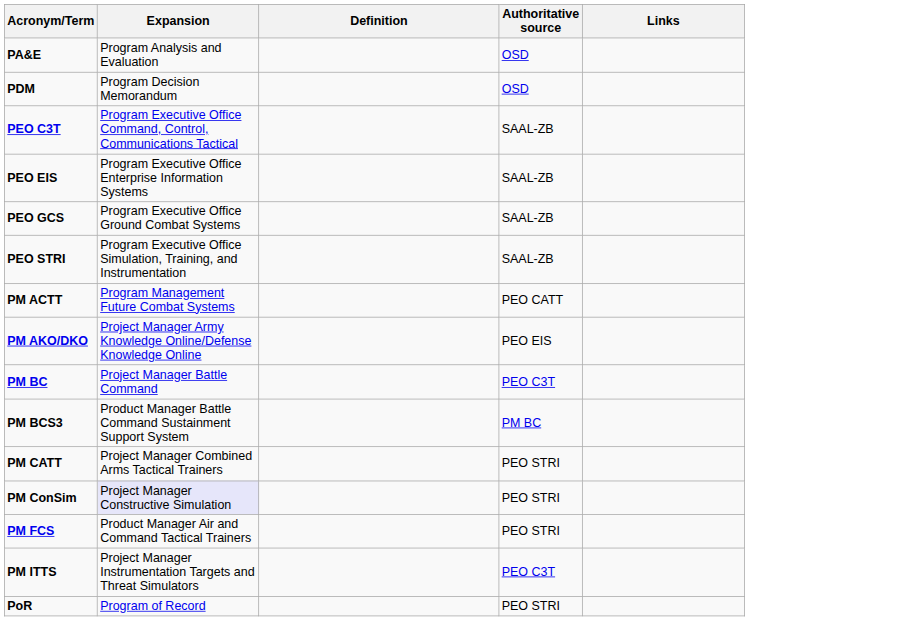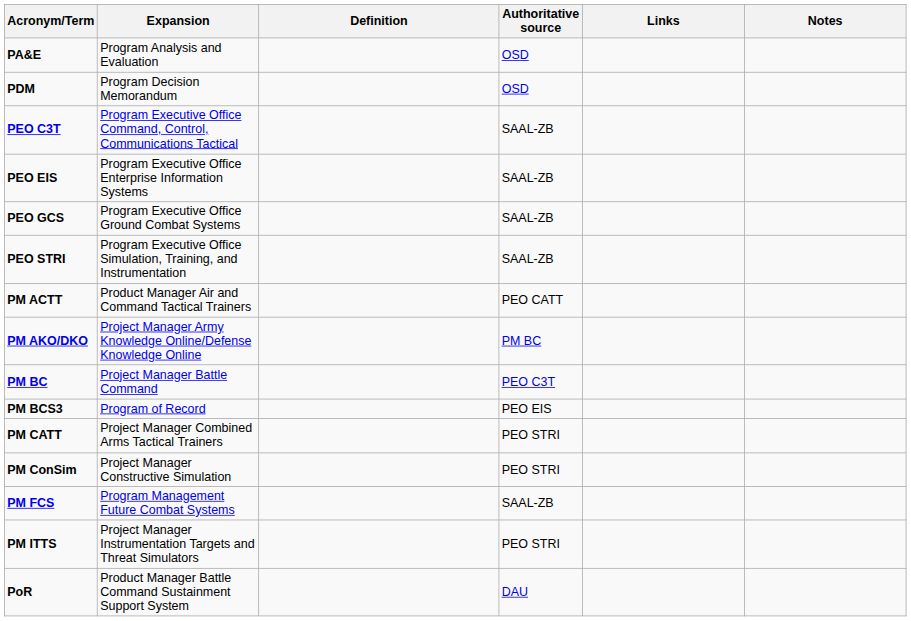+ column: (825, 21)
(167, 300) Program Management Future Combat Systems -> (176, 300) Product Manager Air and Command Tactical Trainers
(527, 341) PEO EIS -> (521, 341) PM BC
(166, 422) Product Manager Battle Command Sustainment Support System -> (153, 408) Program of Record
(521, 422) PM BC -> (527, 408) PEO EIS
(166, 497) lavender background -> (166, 469) no background
(176, 531) Product Manager Air and Command Tactical Trainers -> (167, 503) Program Management Future Combat Systems
(531, 531) PEO STRI -> (528, 503) SAAL-ZB
(528, 572) PEO C3T -> (531, 544) PEO STRI
(153, 606) Program of Record -> (166, 592) Product Manager Battle Command Sustainment Support System
(531, 606) PEO STRI -> (515, 592) DAU
